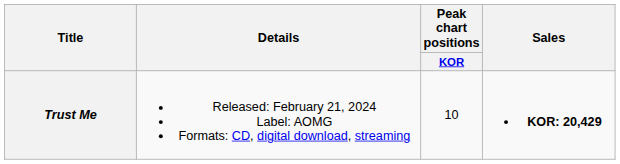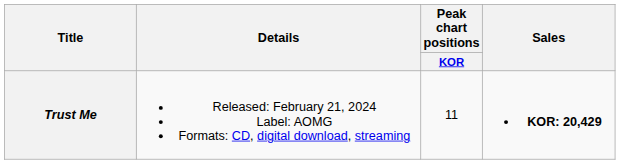(452, 114) 10 -> (452, 114) 11
